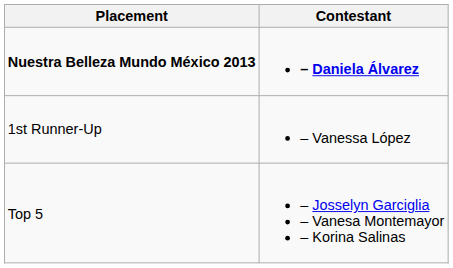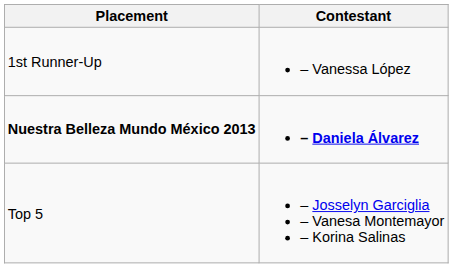rows swapped: (132, 61) <-> (55, 129)
